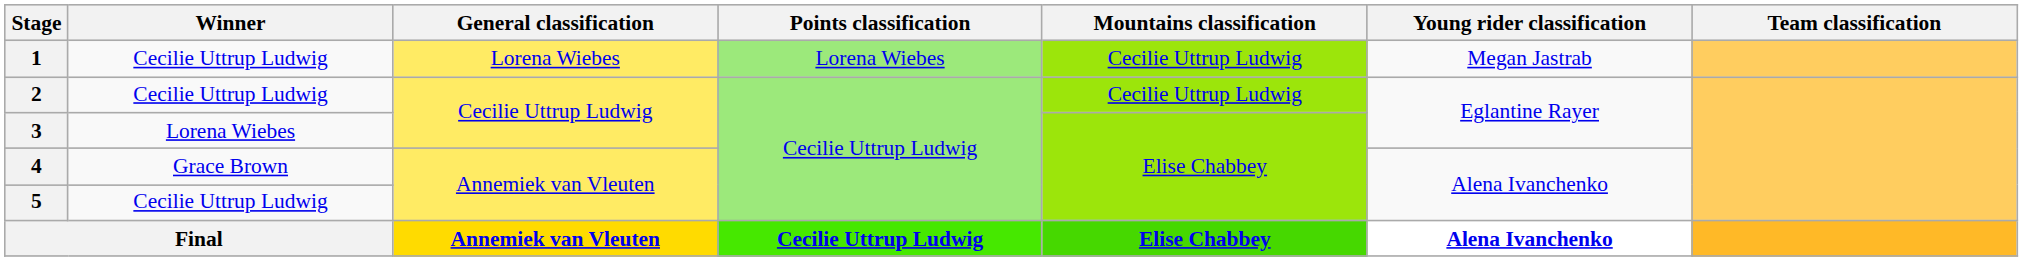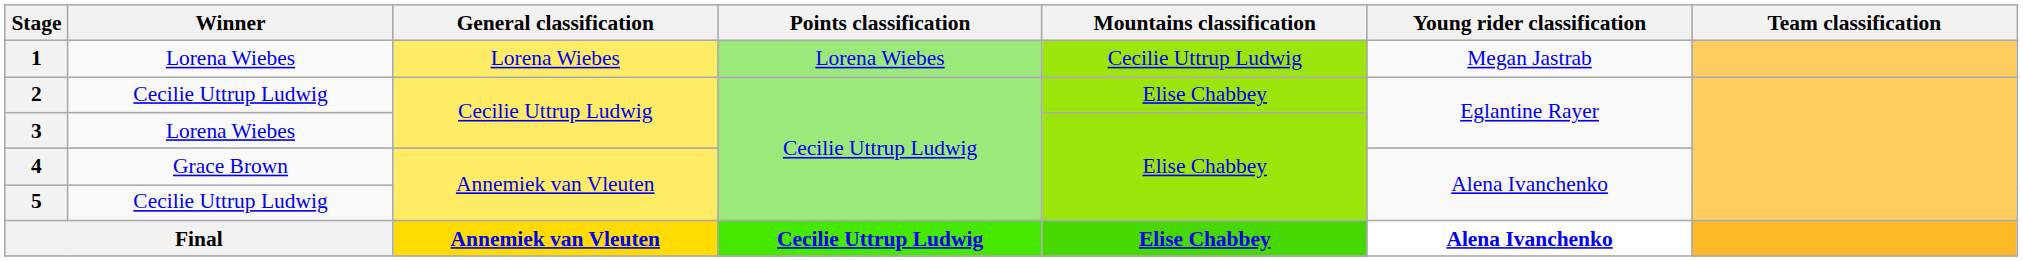(230, 58) Cecilie Uttrup Ludwig -> (230, 58) Lorena Wiebes
(1205, 94) Cecilie Uttrup Ludwig -> (1205, 94) Elise Chabbey
